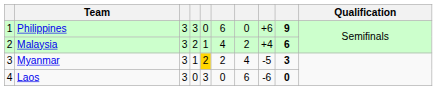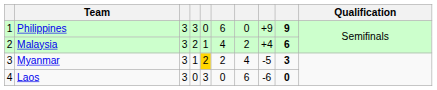(267, 28) +6 -> (267, 28) +9
